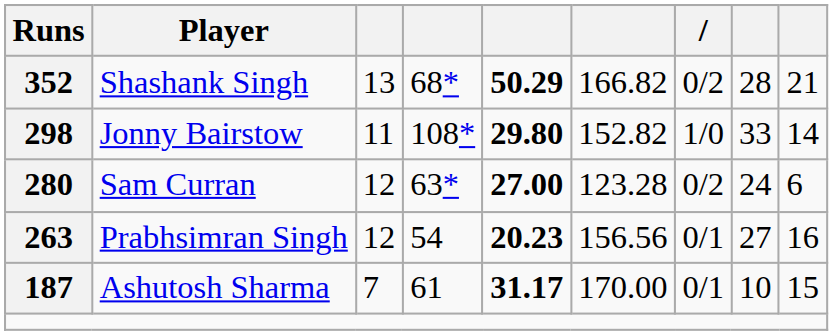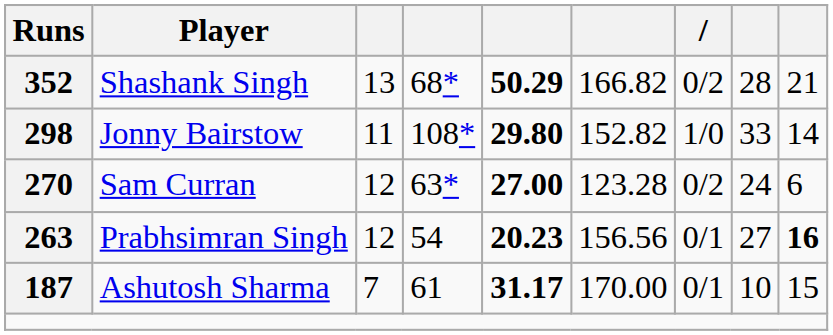(49, 184) 280 -> (49, 184) 270
(803, 236) normal -> (803, 236) bold
